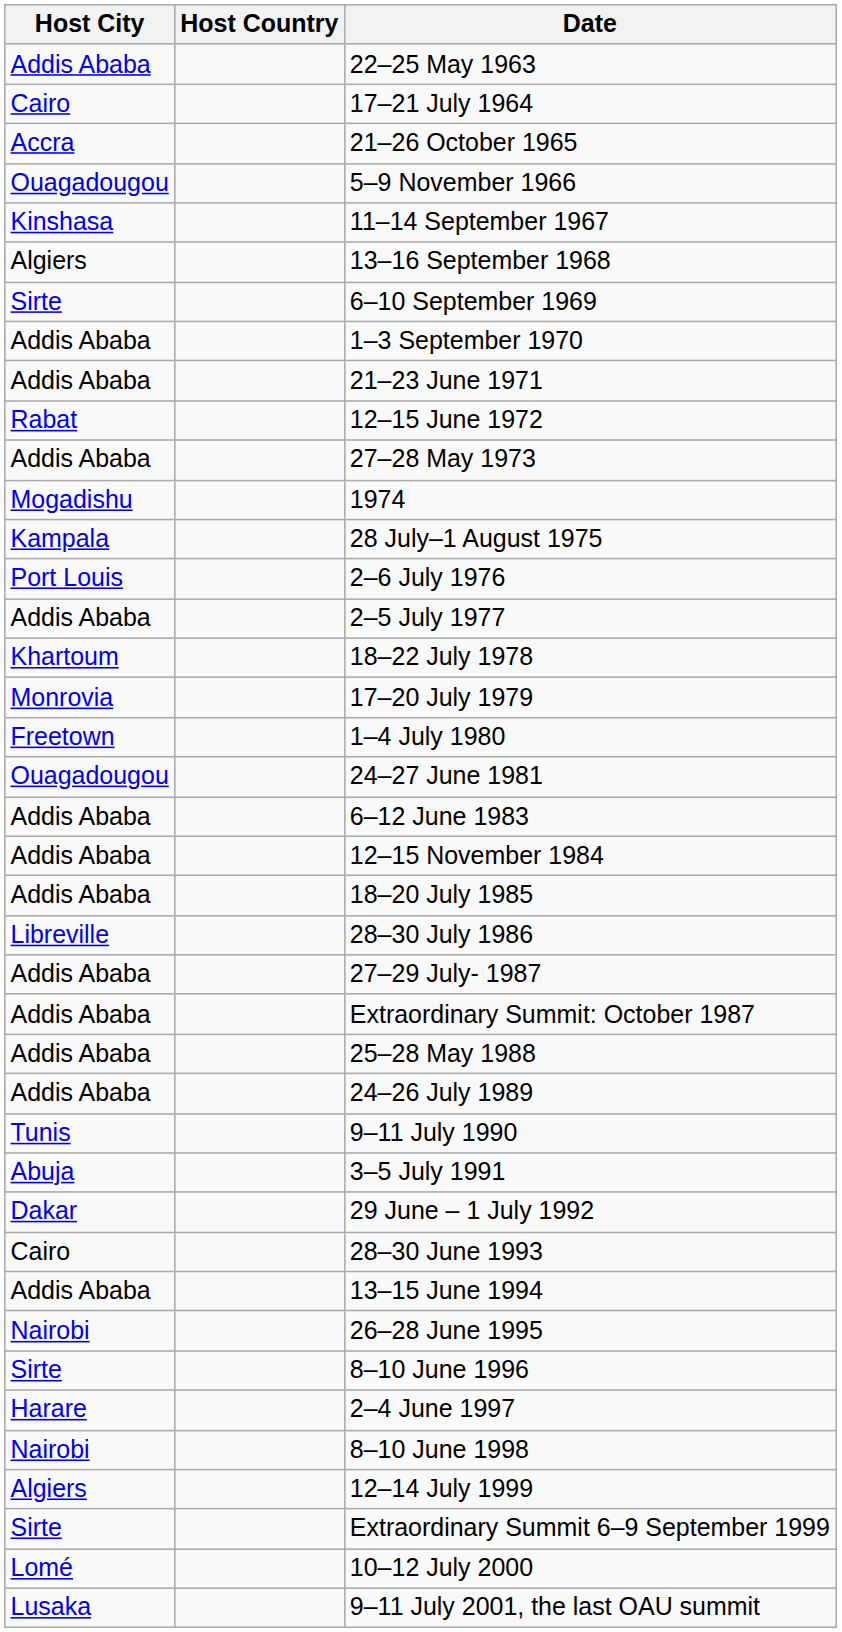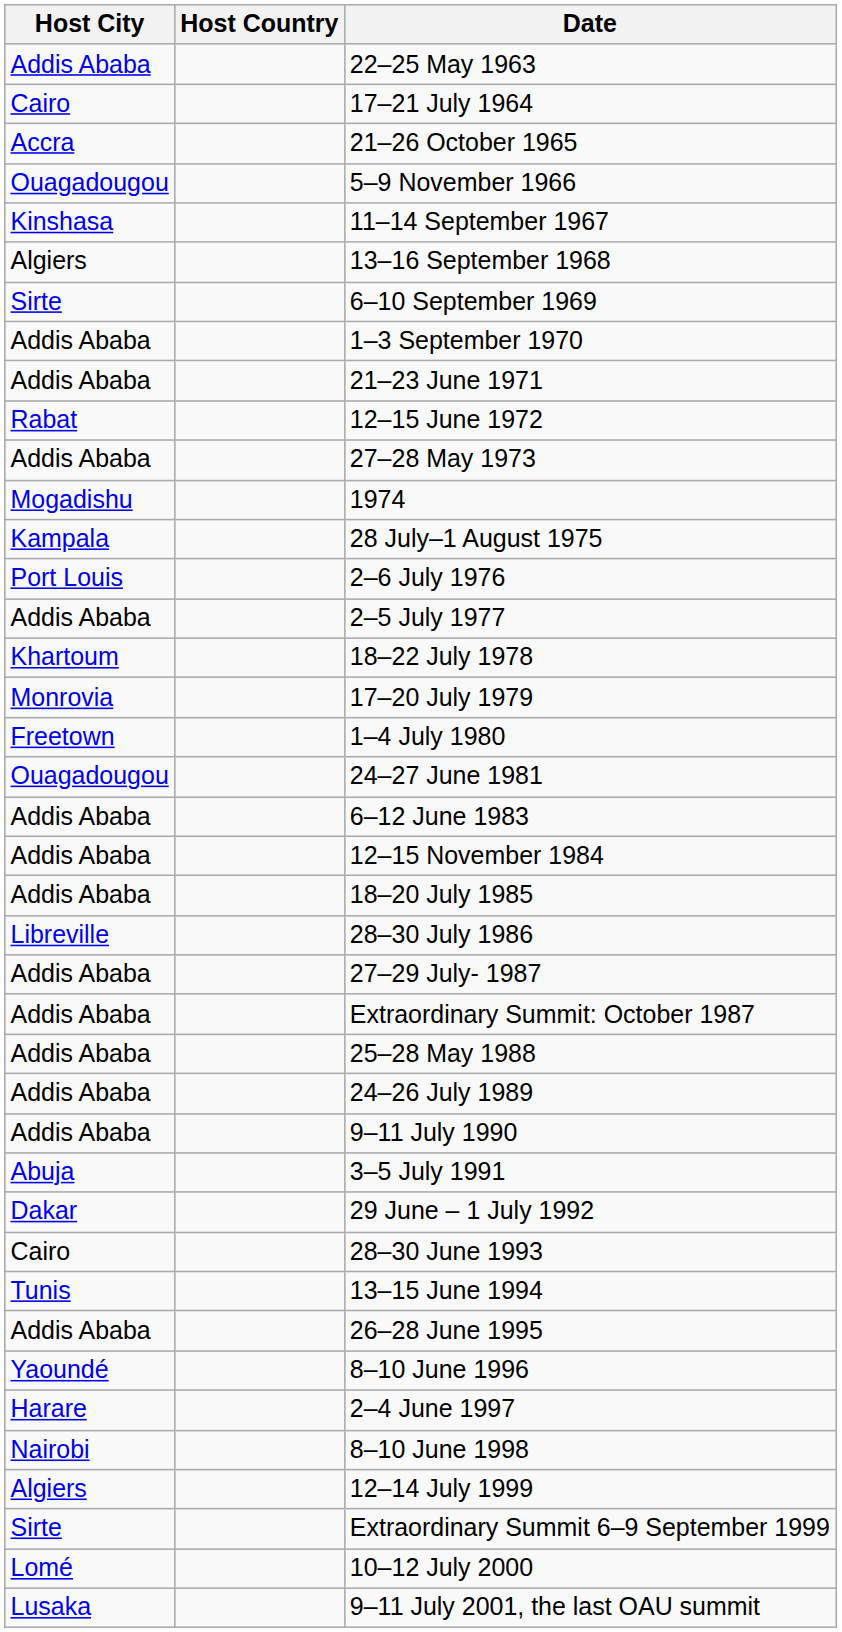(41, 1132) Tunis -> (81, 1132) Addis Ababa
(81, 1291) Addis Ababa -> (41, 1291) Tunis
(50, 1330) Nairobi -> (81, 1330) Addis Ababa
(36, 1370) Sirte -> (60, 1370) Yaoundé
